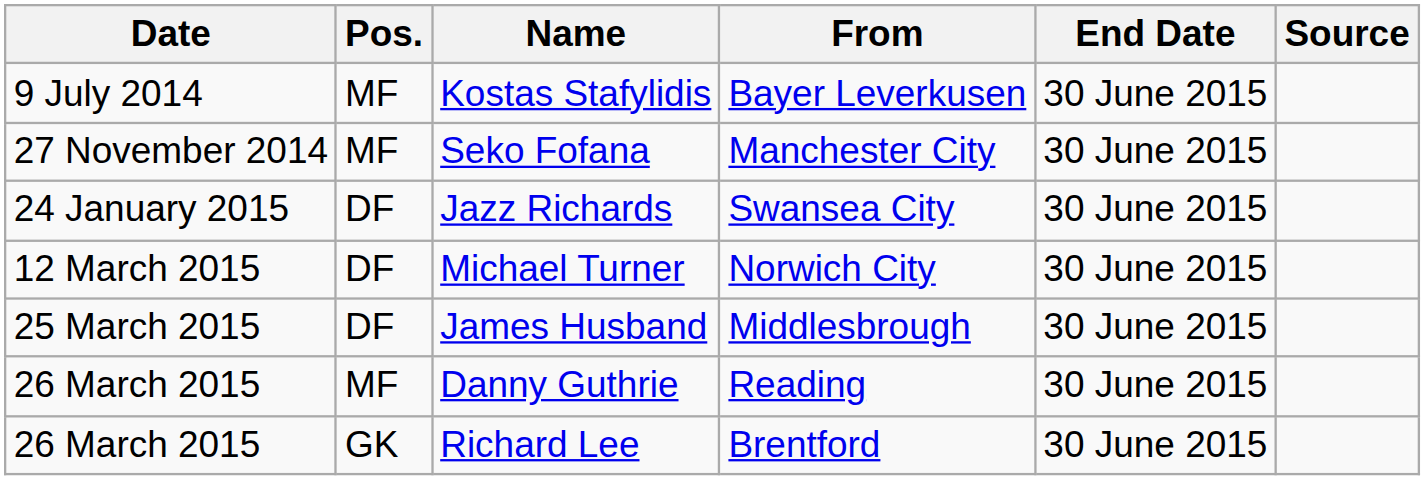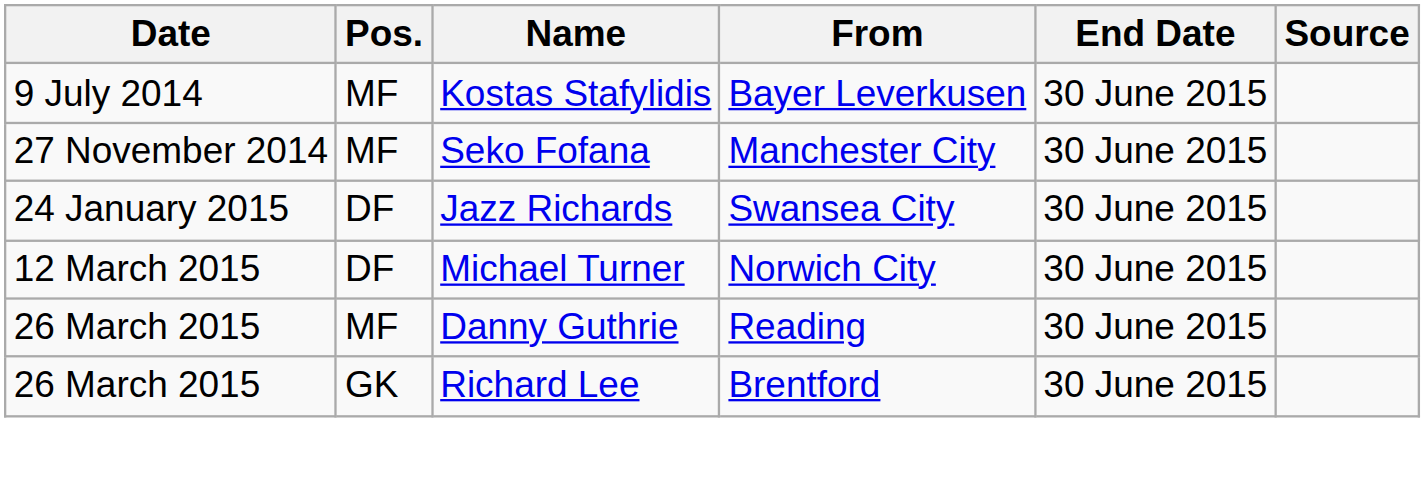- row: (574, 326)
